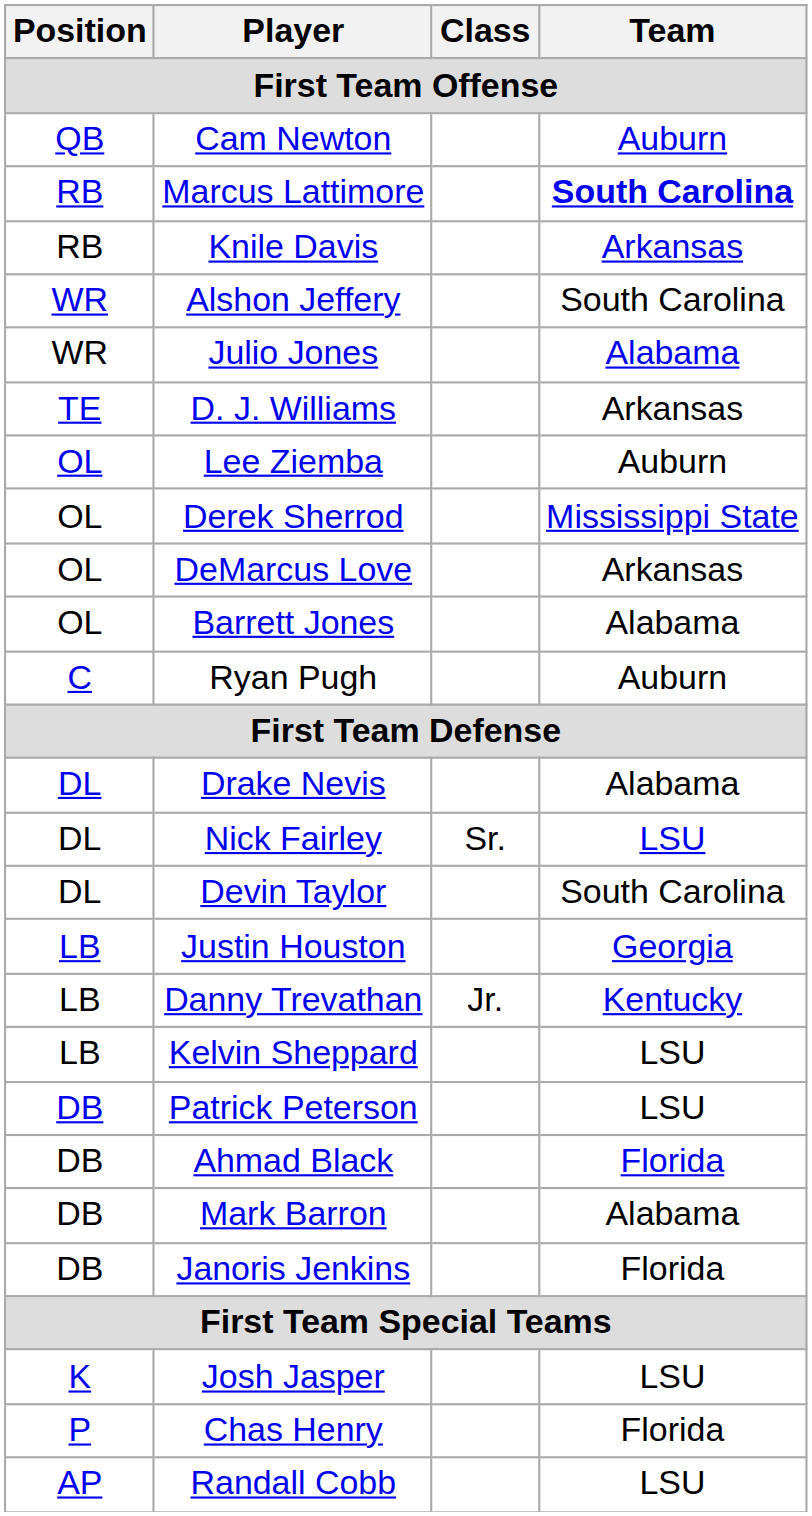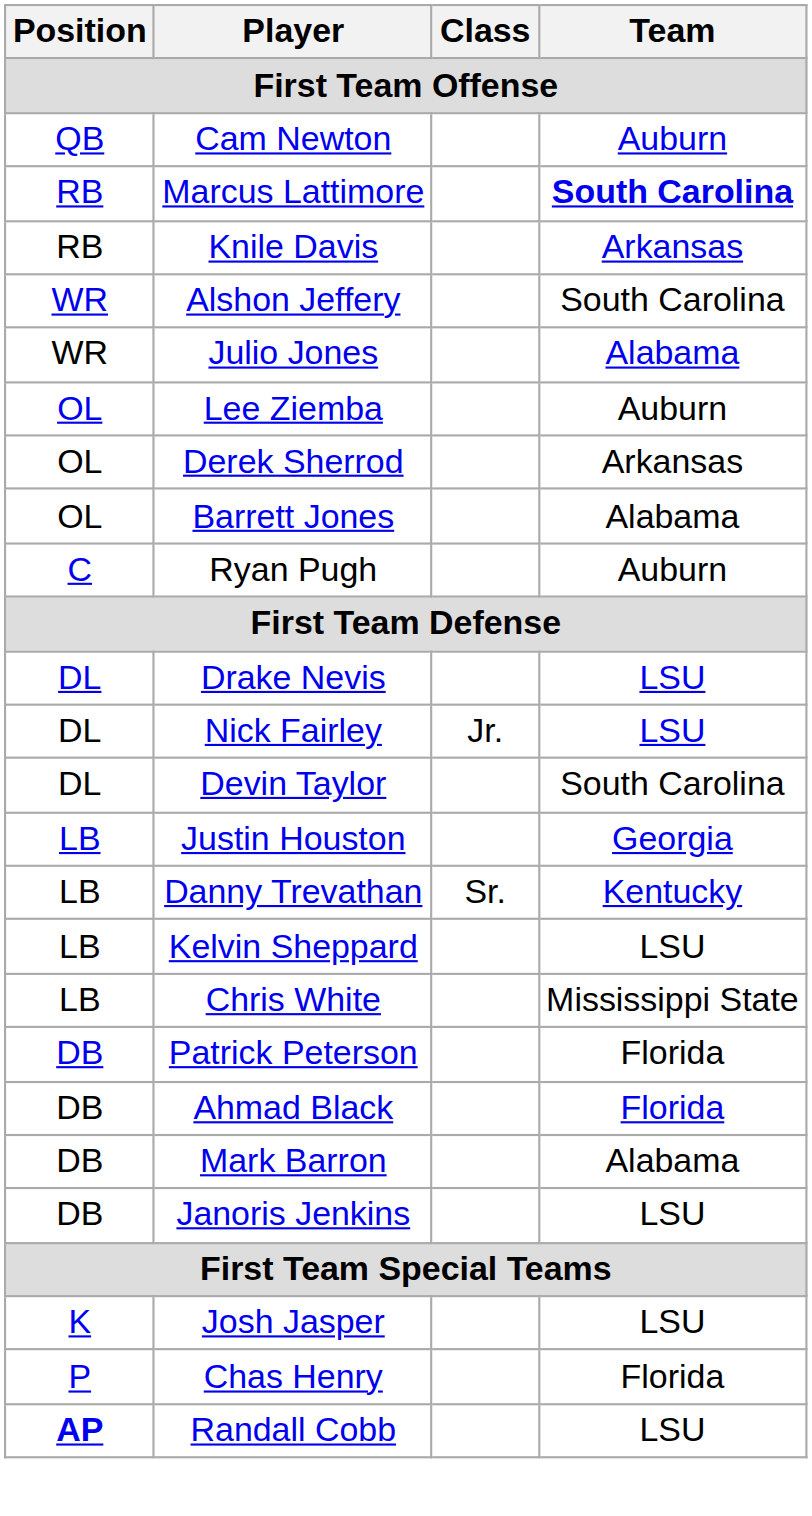- row: (293, 407)
(672, 515) Mississippi State -> (672, 461) Arkansas
- row: (293, 569)
(672, 784) Alabama -> (672, 676) LSU
(485, 838) Sr. -> (485, 730) Jr.
(485, 999) Jr. -> (485, 892) Sr.
+ row: (293, 999)
(672, 1107) LSU -> (672, 1053) Florida
(672, 1268) Florida -> (672, 1214) LSU
(80, 1483) normal -> (80, 1430) bold
